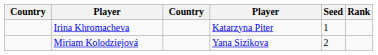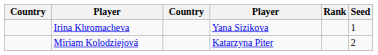columns swapped: (359, 12) <-> (333, 12)
(243, 27) Katarzyna Piter -> (240, 27) Yana Sizikova
(240, 43) Yana Sizikova -> (243, 43) Katarzyna Piter
